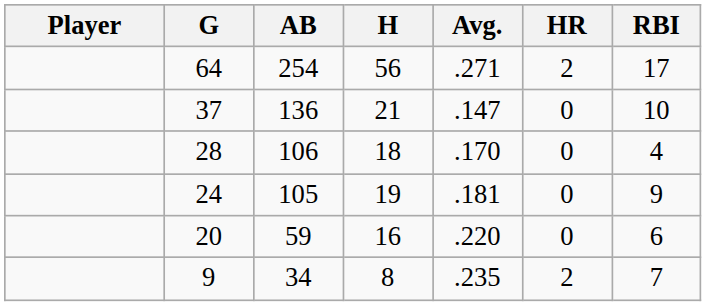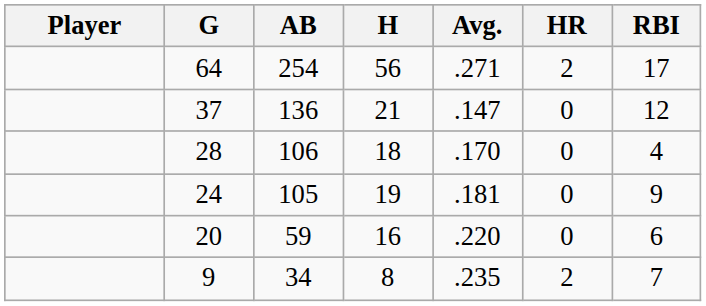(656, 109) 10 -> (656, 109) 12
